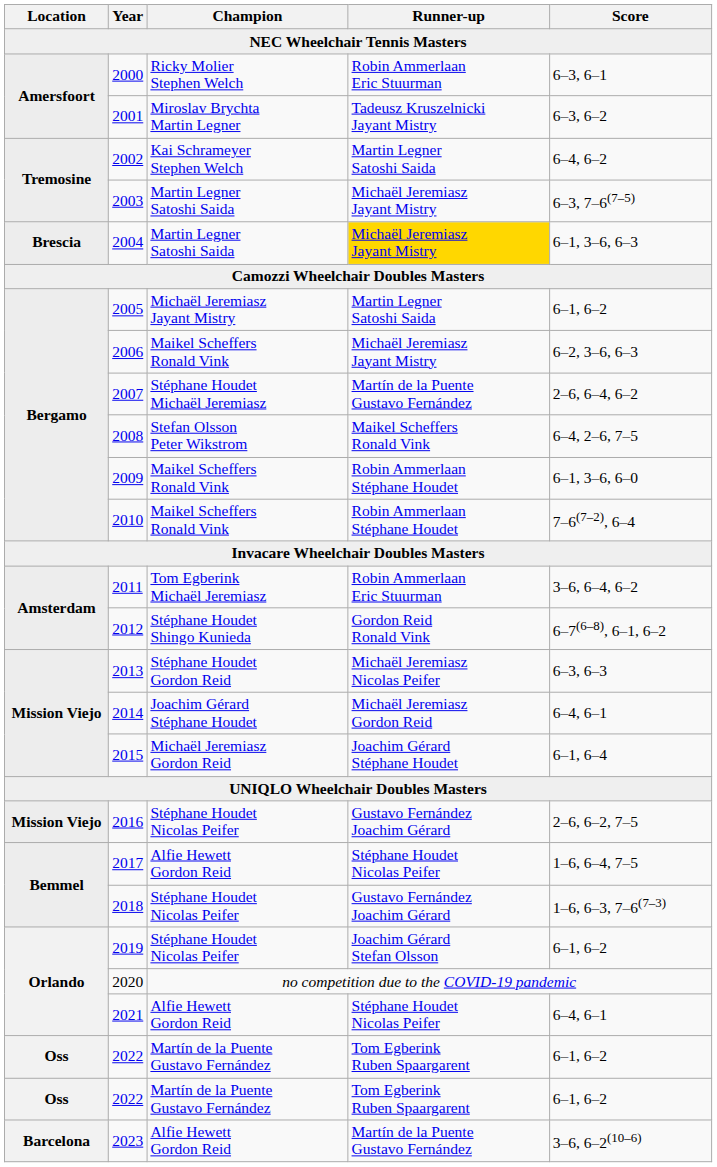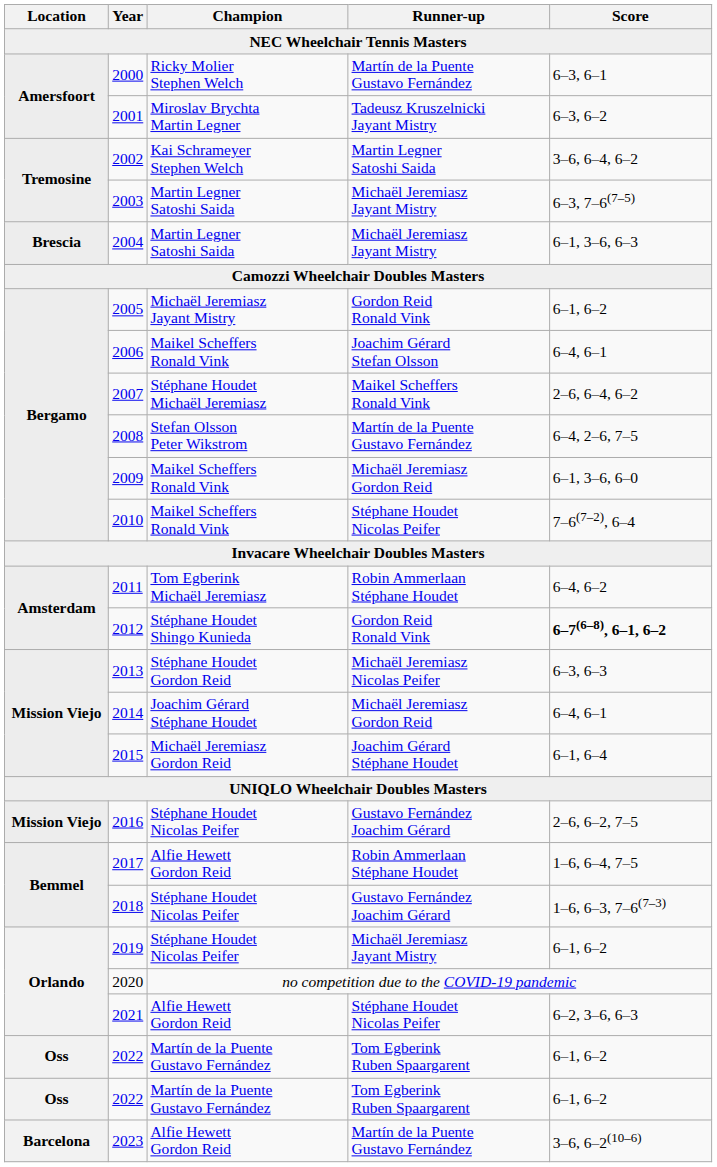(409, 74) Robin Ammerlaan Eric Stuurman -> (413, 74) Martín de la Puente Gustavo Fernández
(580, 158) 6–4, 6–2 -> (595, 158) 3–6, 6–4, 6–2
(410, 243) gold background -> (410, 243) no background
(397, 309) Martin Legner Satoshi Saida -> (392, 309) Gordon Reid Ronald Vink
(410, 351) Michaël Jeremiasz Jayant Mistry -> (401, 351) Joachim Gérard Stefan Olsson
(595, 351) 6–2, 3–6, 6–3 -> (580, 351) 6–4, 6–1
(413, 393) Martín de la Puente Gustavo Fernández -> (405, 393) Maikel Scheffers Ronald Vink
(405, 435) Maikel Scheffers Ronald Vink -> (413, 435) Martín de la Puente Gustavo Fernández
(409, 478) Robin Ammerlaan Stéphane Houdet -> (410, 478) Michaël Jeremiasz Gordon Reid
(409, 520) Robin Ammerlaan Stéphane Houdet -> (405, 520) Stéphane Houdet Nicolas Peifer
(409, 586) Robin Ammerlaan Eric Stuurman -> (409, 586) Robin Ammerlaan Stéphane Houdet
(595, 586) 3–6, 6–4, 6–2 -> (580, 586) 6–4, 6–2
(609, 628) normal -> (609, 628) bold
(405, 863) Stéphane Houdet Nicolas Peifer -> (409, 863) Robin Ammerlaan Stéphane Houdet
(401, 948) Joachim Gérard Stefan Olsson -> (410, 948) Michaël Jeremiasz Jayant Mistry
(580, 1014) 6–4, 6–1 -> (595, 1014) 6–2, 3–6, 6–3
